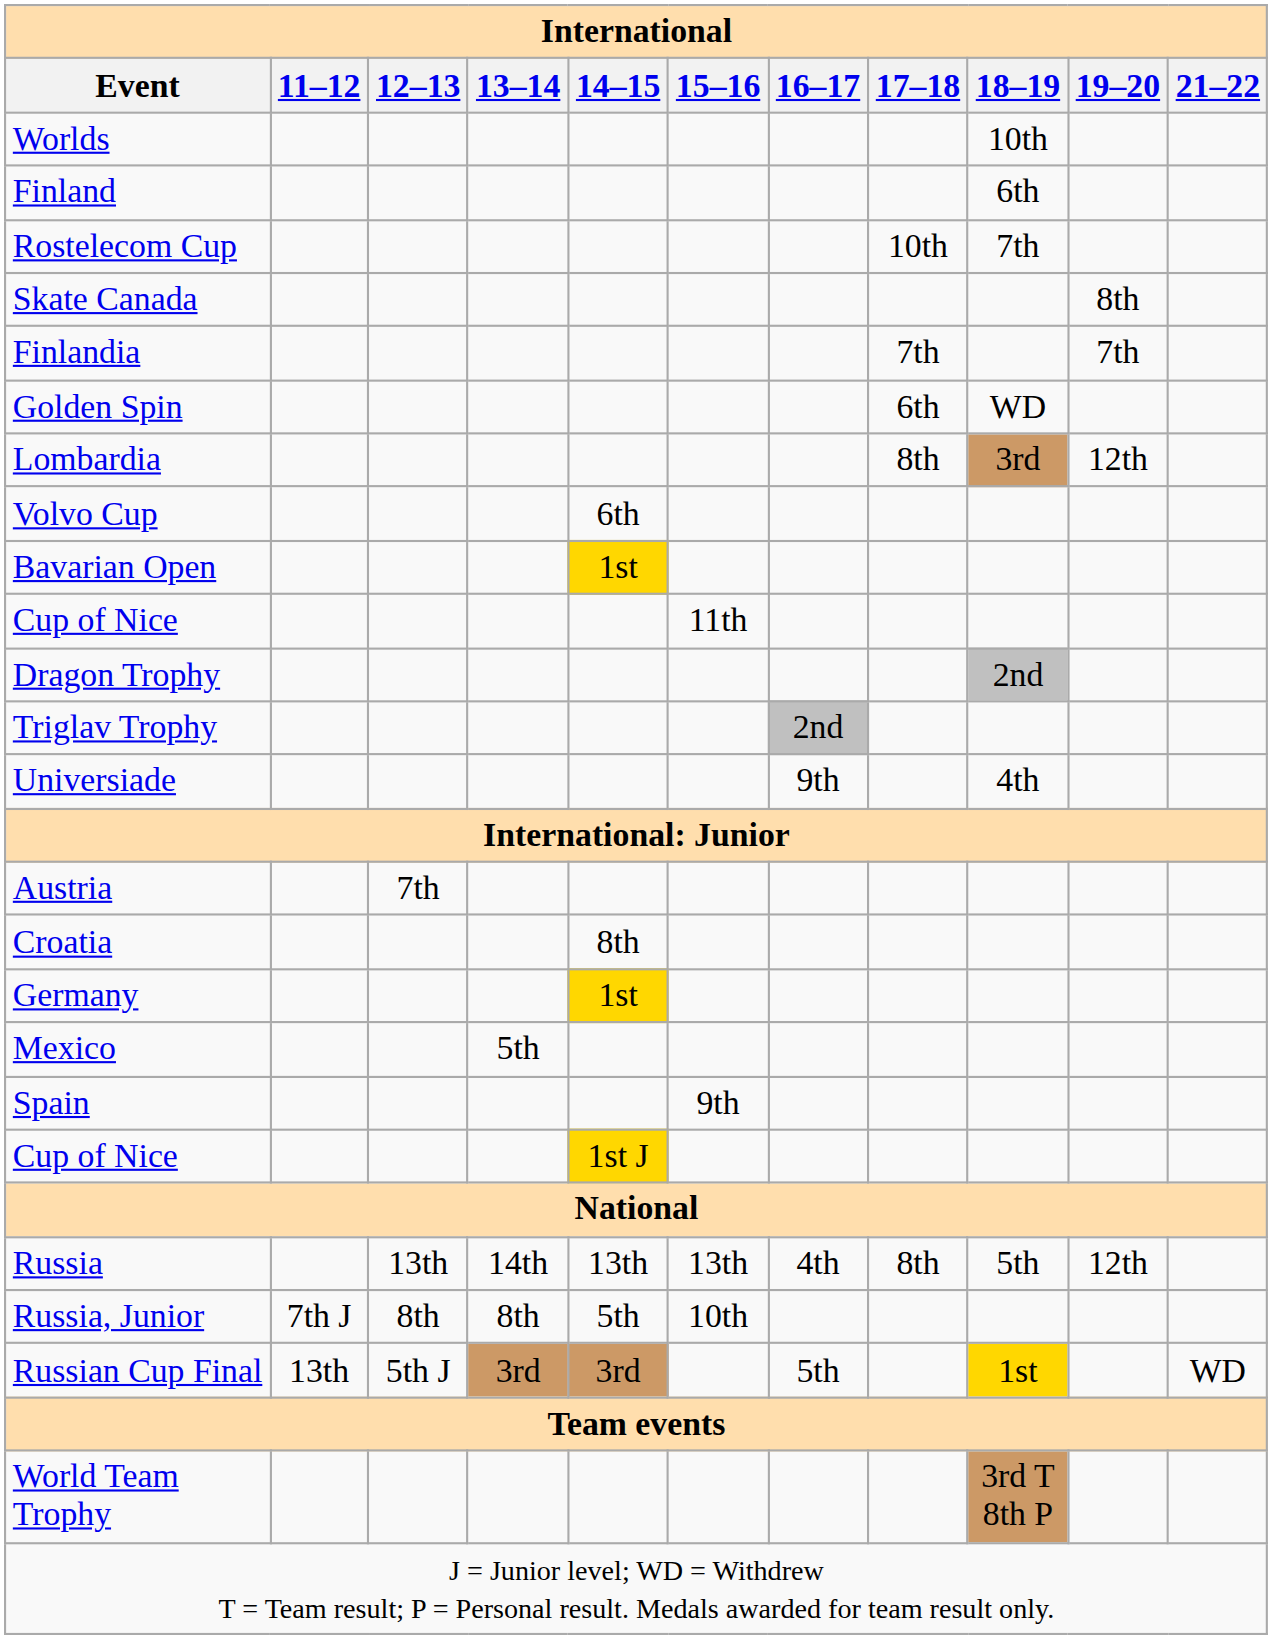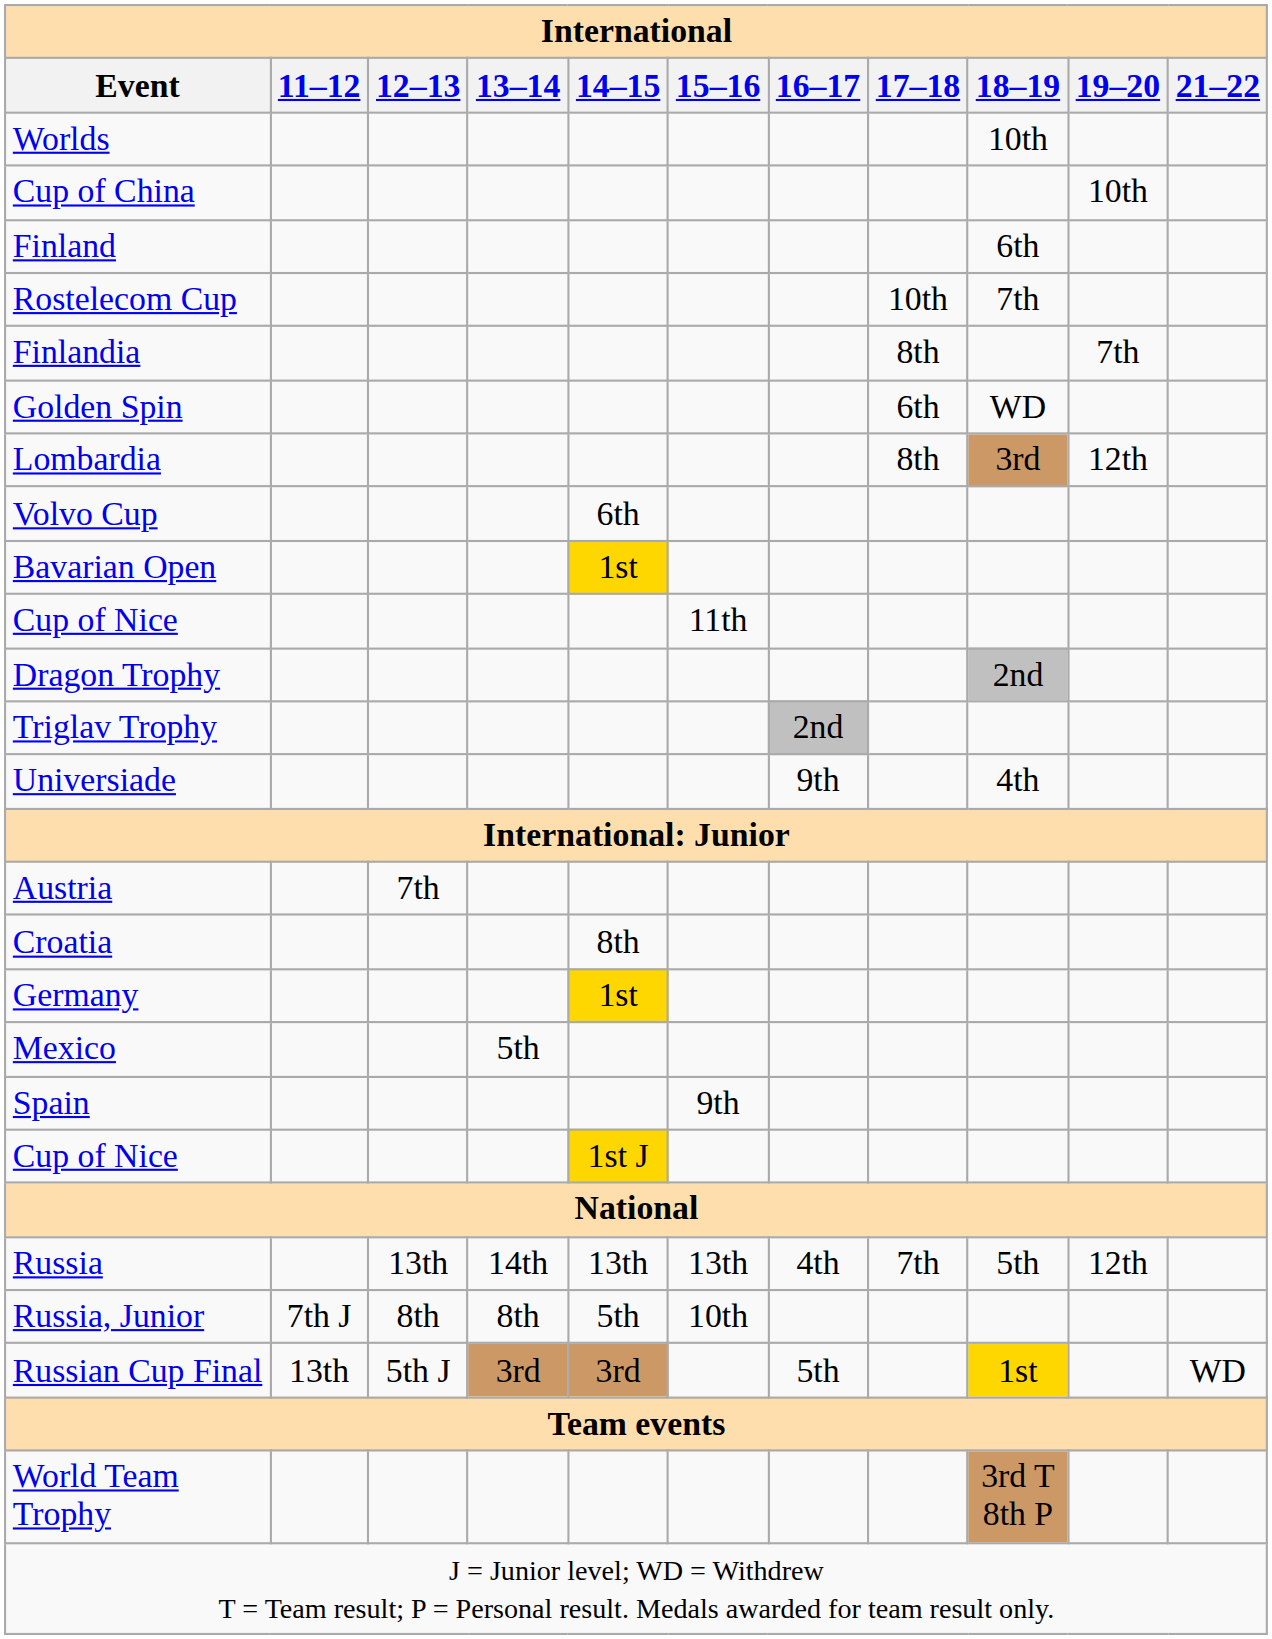+ row: (104, 191)
- row: (105, 298)
(918, 352) 7th -> (918, 352) 8th
(918, 1262) 8th -> (918, 1262) 7th
